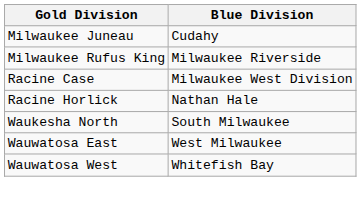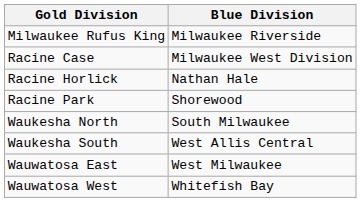- row: (71, 37)
+ row: (51, 101)
+ row: (63, 144)
